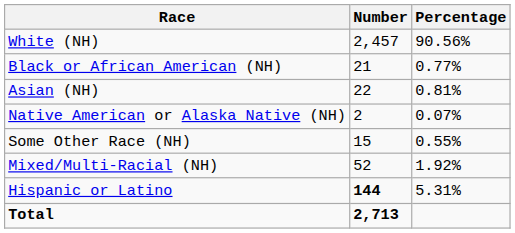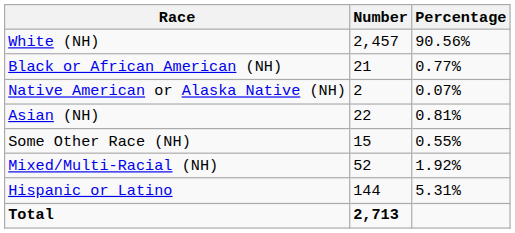rows swapped: (177, 116) <-> (54, 91)
(367, 191) bold -> (367, 191) normal
